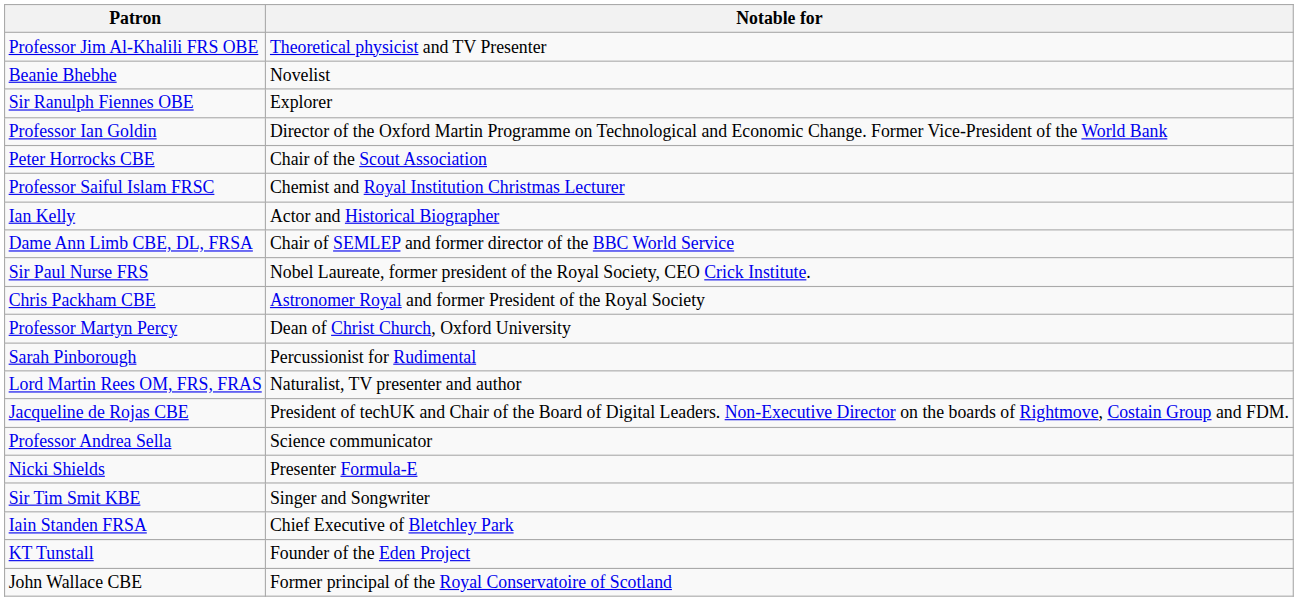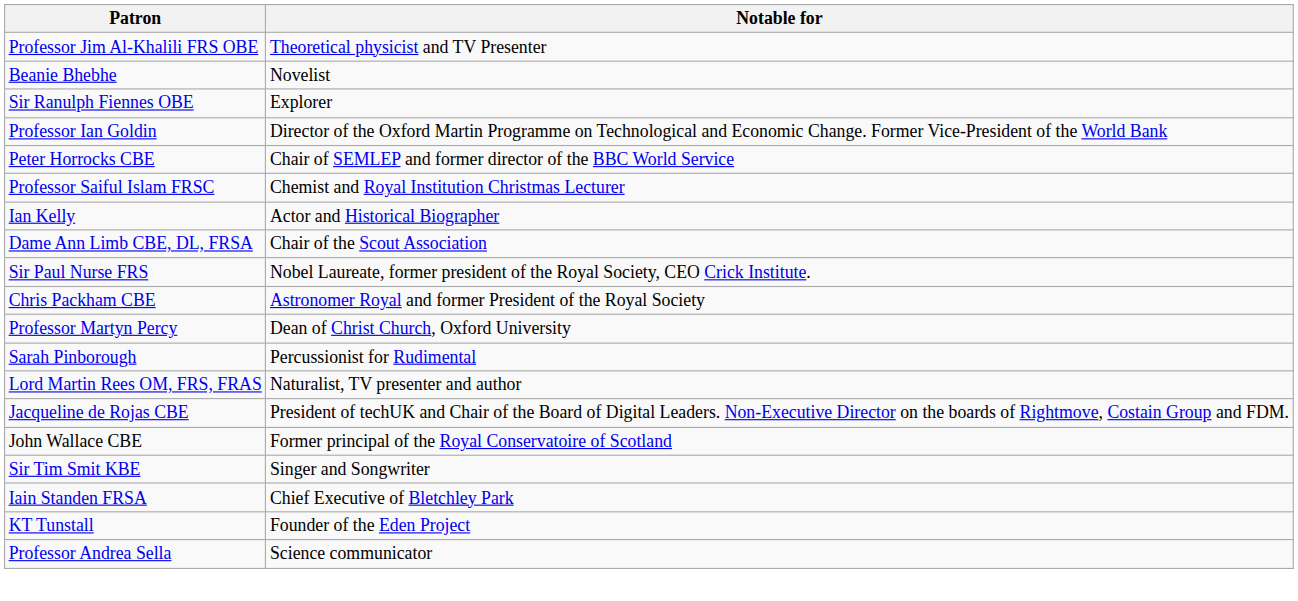(378, 159) Chair of the Scout Association -> (502, 159) Chair of SEMLEP and former director of the BBC World Service
(502, 243) Chair of SEMLEP and former director of the BBC World Service -> (378, 243) Chair of the Scout Association
rows swapped: (90, 441) <-> (80, 581)
- row: (57, 469)
